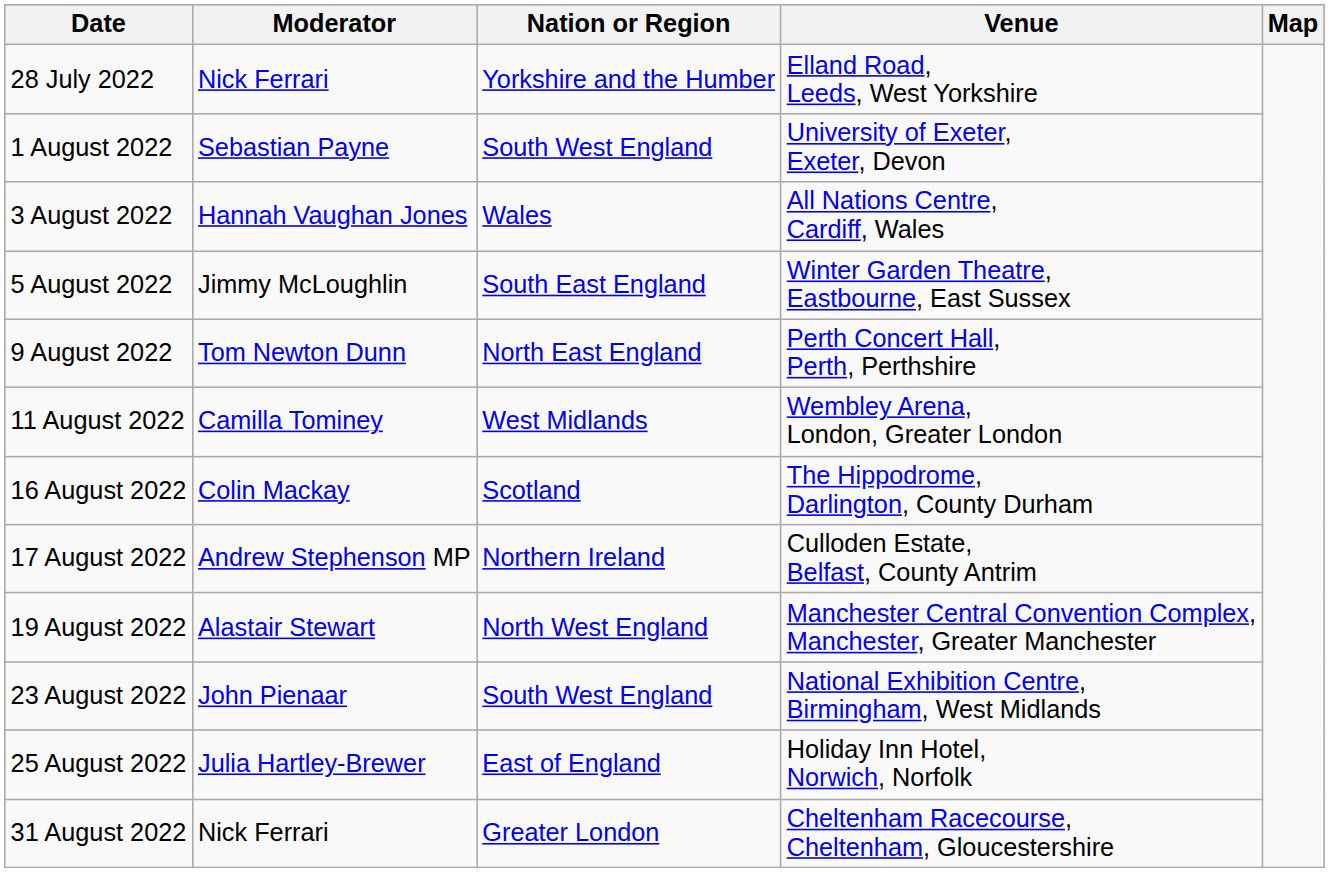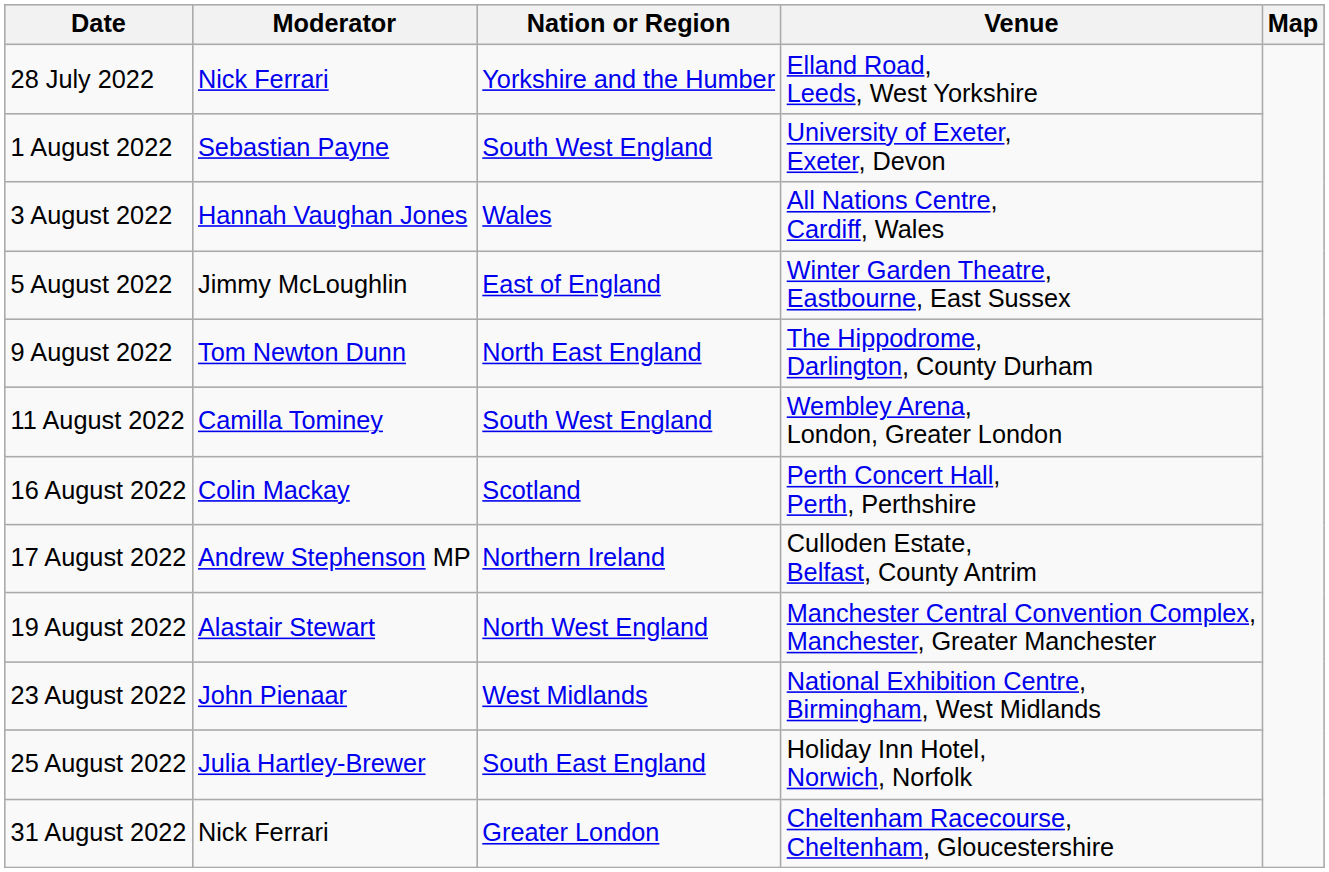(594, 284) South East England -> (572, 284) East of England
(894, 352) Perth Concert Hall, Perth, Perthshire -> (940, 352) The Hippodrome, Darlington, County Durham
(565, 421) West Midlands -> (597, 421) South West England
(940, 490) The Hippodrome, Darlington, County Durham -> (894, 490) Perth Concert Hall, Perth, Perthshire
(597, 695) South West England -> (565, 695) West Midlands
(572, 764) East of England -> (594, 764) South East England
